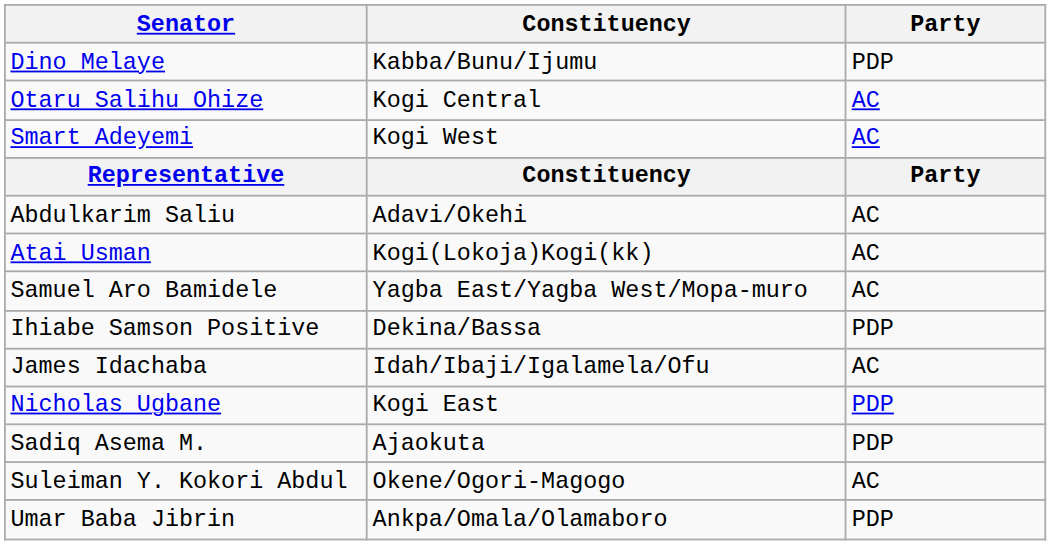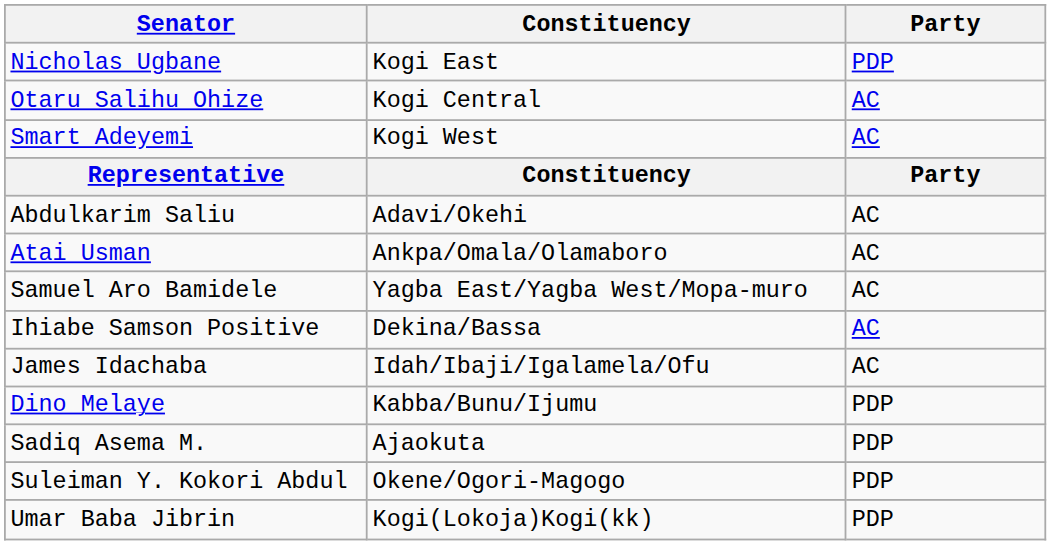rows swapped: (116, 405) <-> (88, 62)
(513, 253) Kogi(Lokoja)Kogi(kk) -> (520, 253) Ankpa/Omala/Olamaboro
(873, 329) PDP -> (866, 329) AC
(866, 482) AC -> (873, 482) PDP
(520, 520) Ankpa/Omala/Olamaboro -> (513, 520) Kogi(Lokoja)Kogi(kk)
